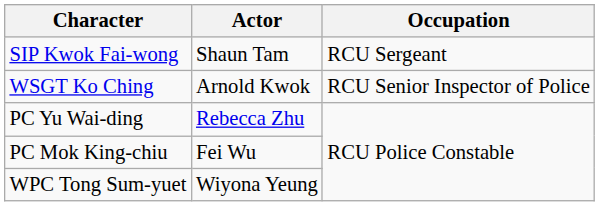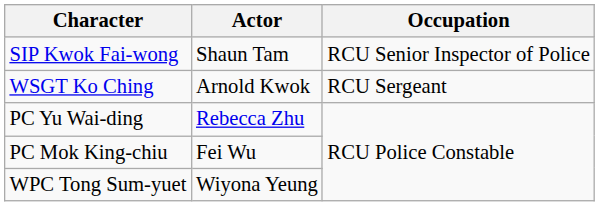(387, 53) RCU Sergeant -> (459, 53) RCU Senior Inspector of Police
(459, 86) RCU Senior Inspector of Police -> (387, 86) RCU Sergeant
